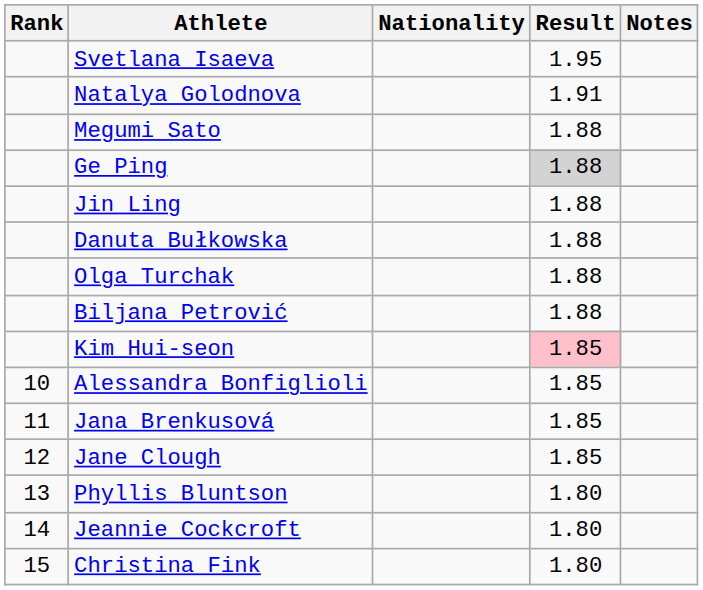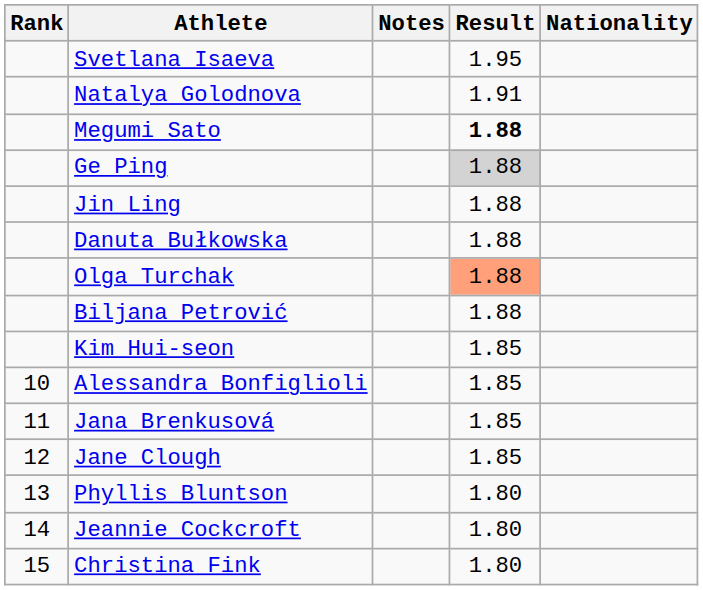columns swapped: (452, 23) <-> (660, 23)
(576, 132) normal -> (496, 132) bold
(576, 277) no background -> (496, 277) lightsalmon background
(576, 349) pink background -> (496, 349) no background
